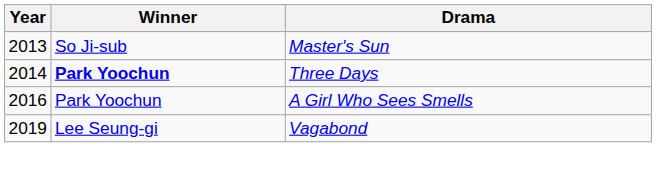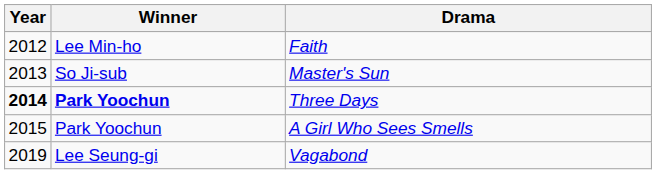+ row: (308, 45)
(28, 73) normal -> (28, 100) bold
(28, 100) 2016 -> (28, 127) 2015
